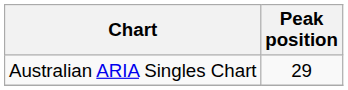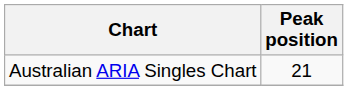(302, 70) 29 -> (302, 70) 21
